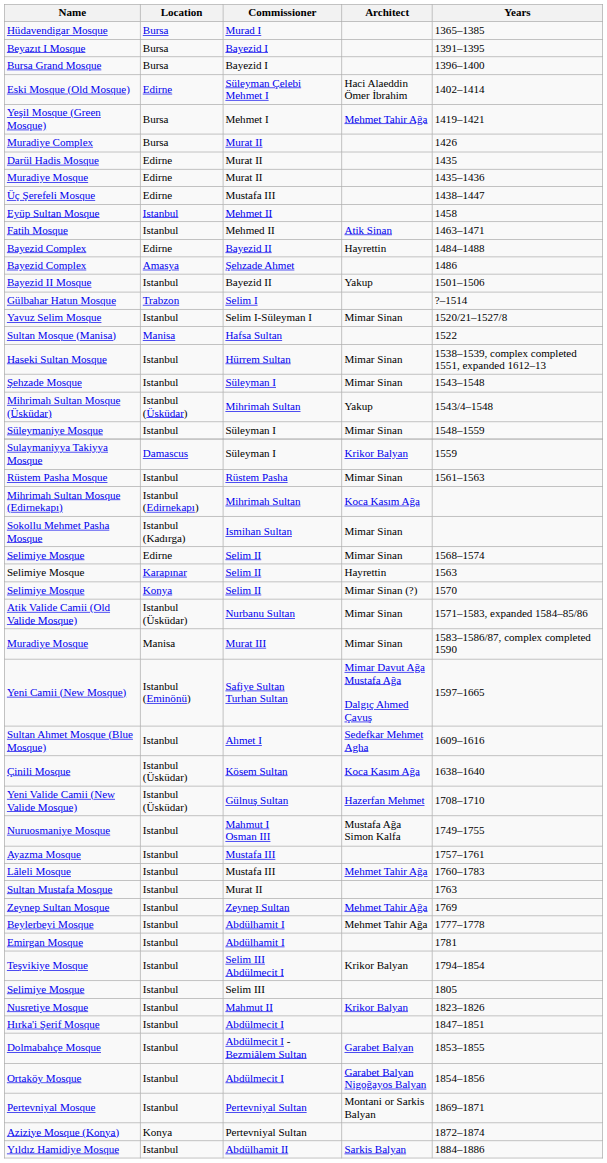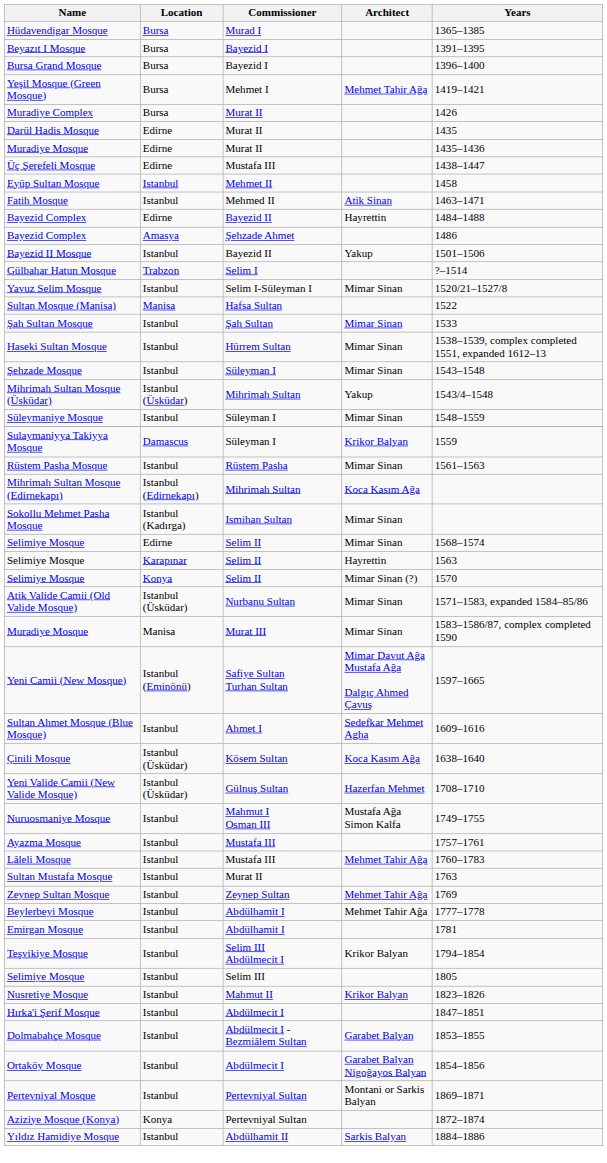- row: (68, 89)
+ row: (50, 323)
